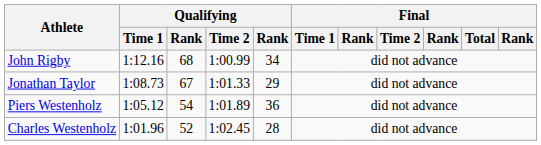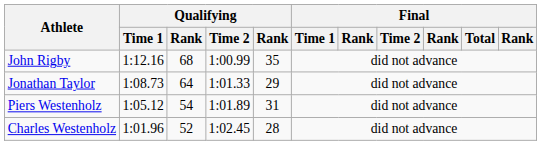(272, 61) 34 -> (272, 61) 35
(186, 83) 67 -> (186, 83) 64
(272, 106) 36 -> (272, 106) 31
